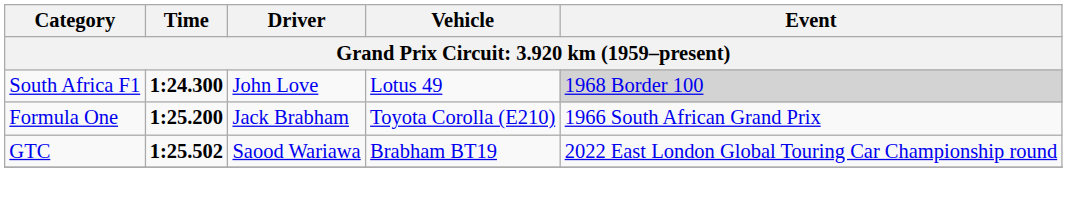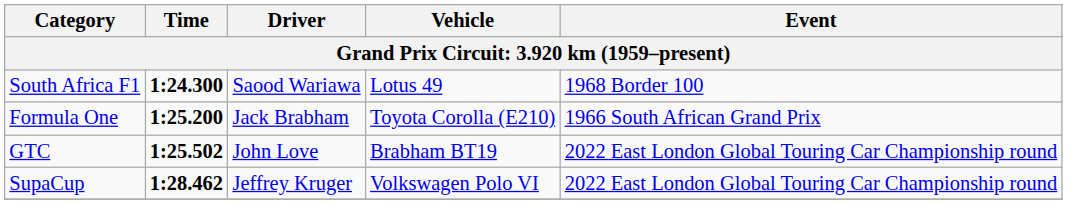(275, 85) John Love -> (297, 85) Saood Wariawa
(634, 85) lightgrey background -> (634, 85) no background
(297, 150) Saood Wariawa -> (275, 150) John Love
+ row: (47, 183)
